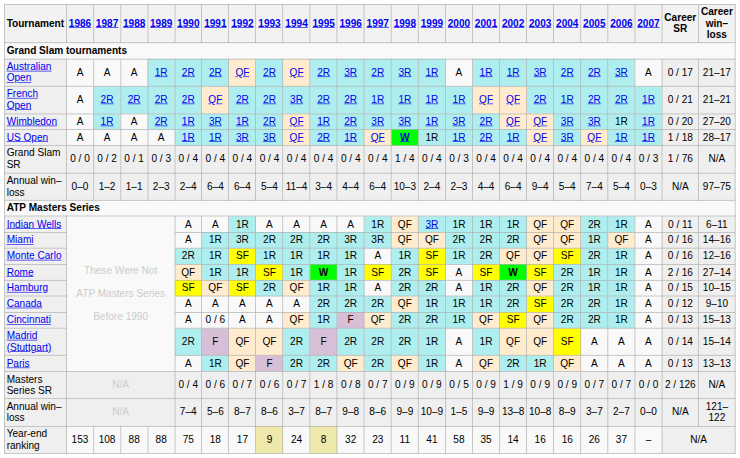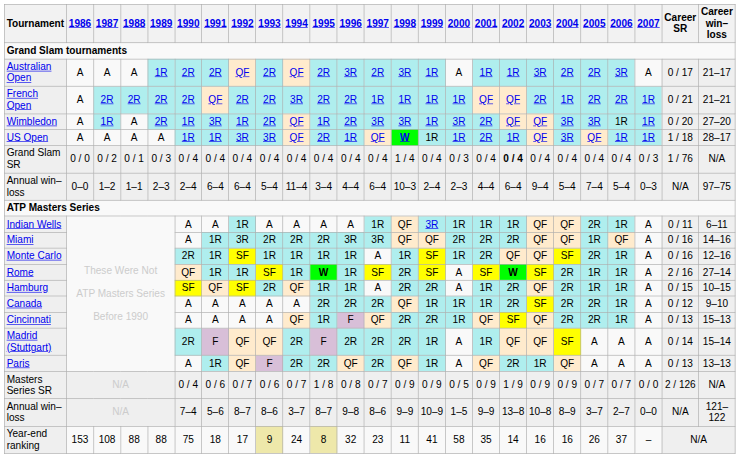(513, 159) normal -> (513, 159) bold
(215, 320) 0 / 6 -> (215, 320) A
